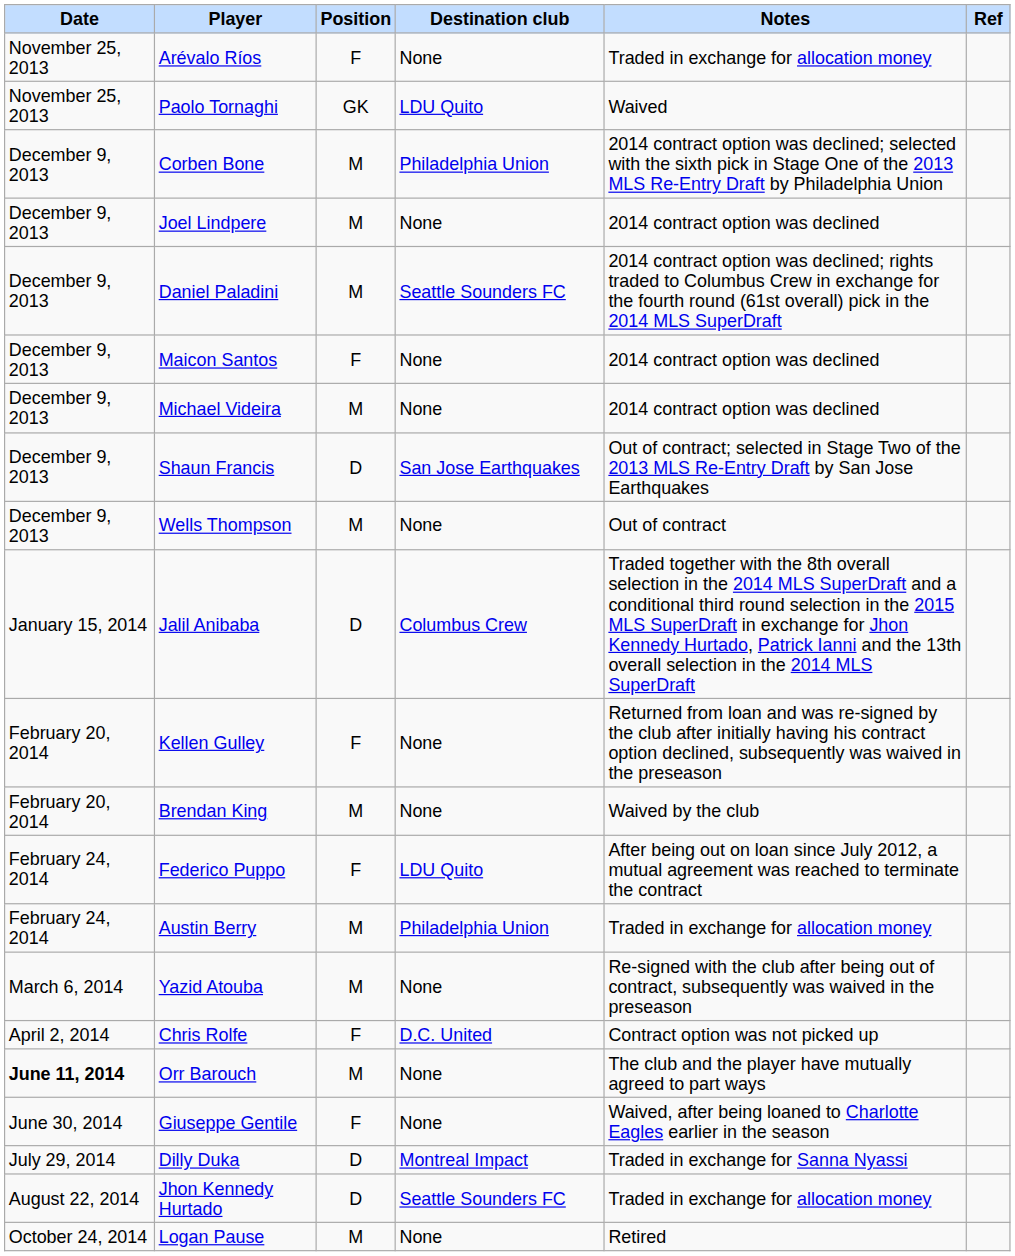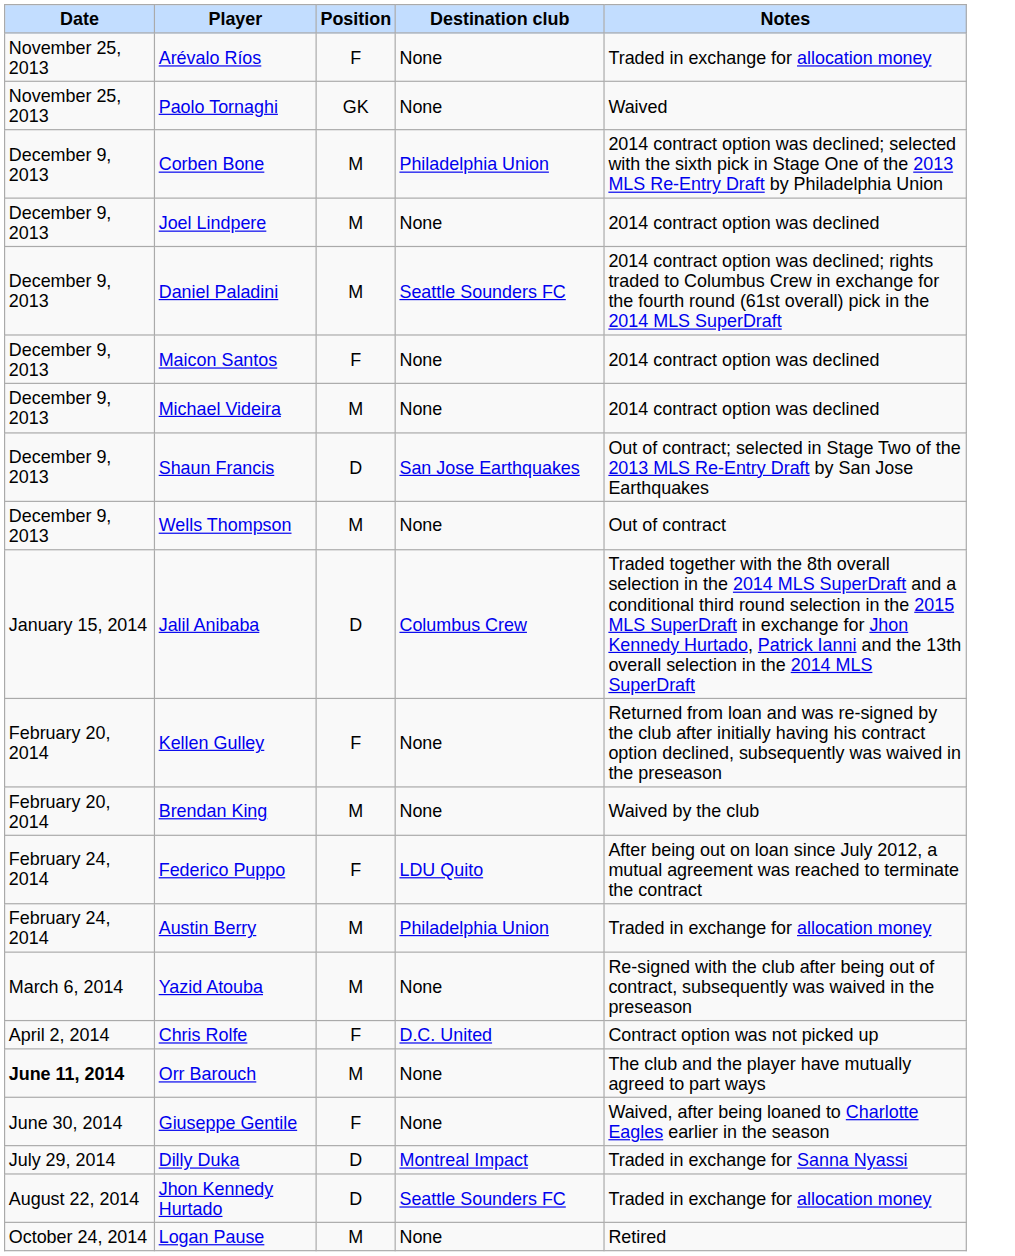- column: (988, 19)
(441, 106) LDU Quito -> (421, 106) None
